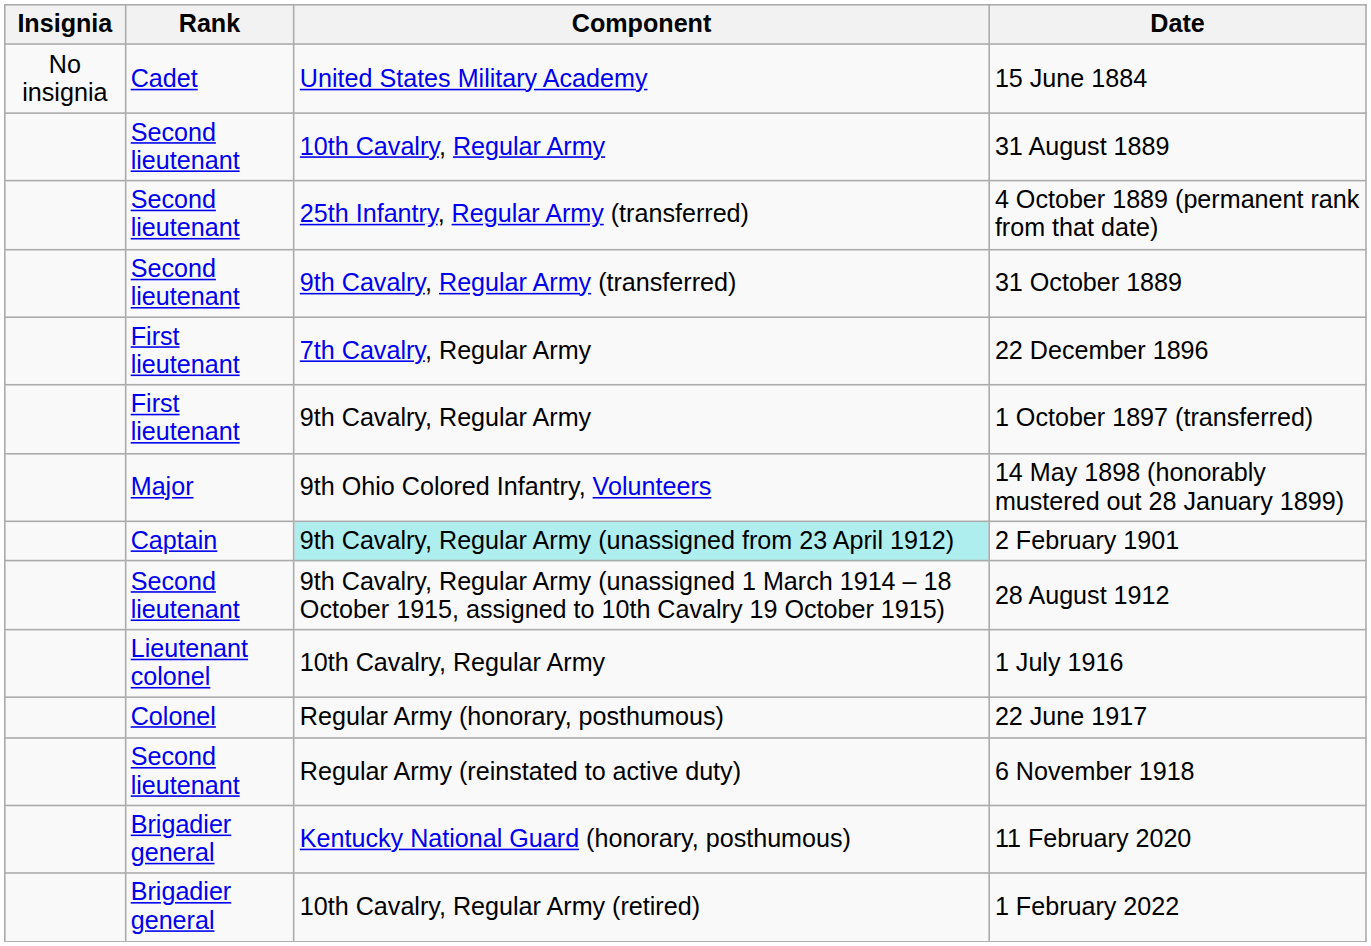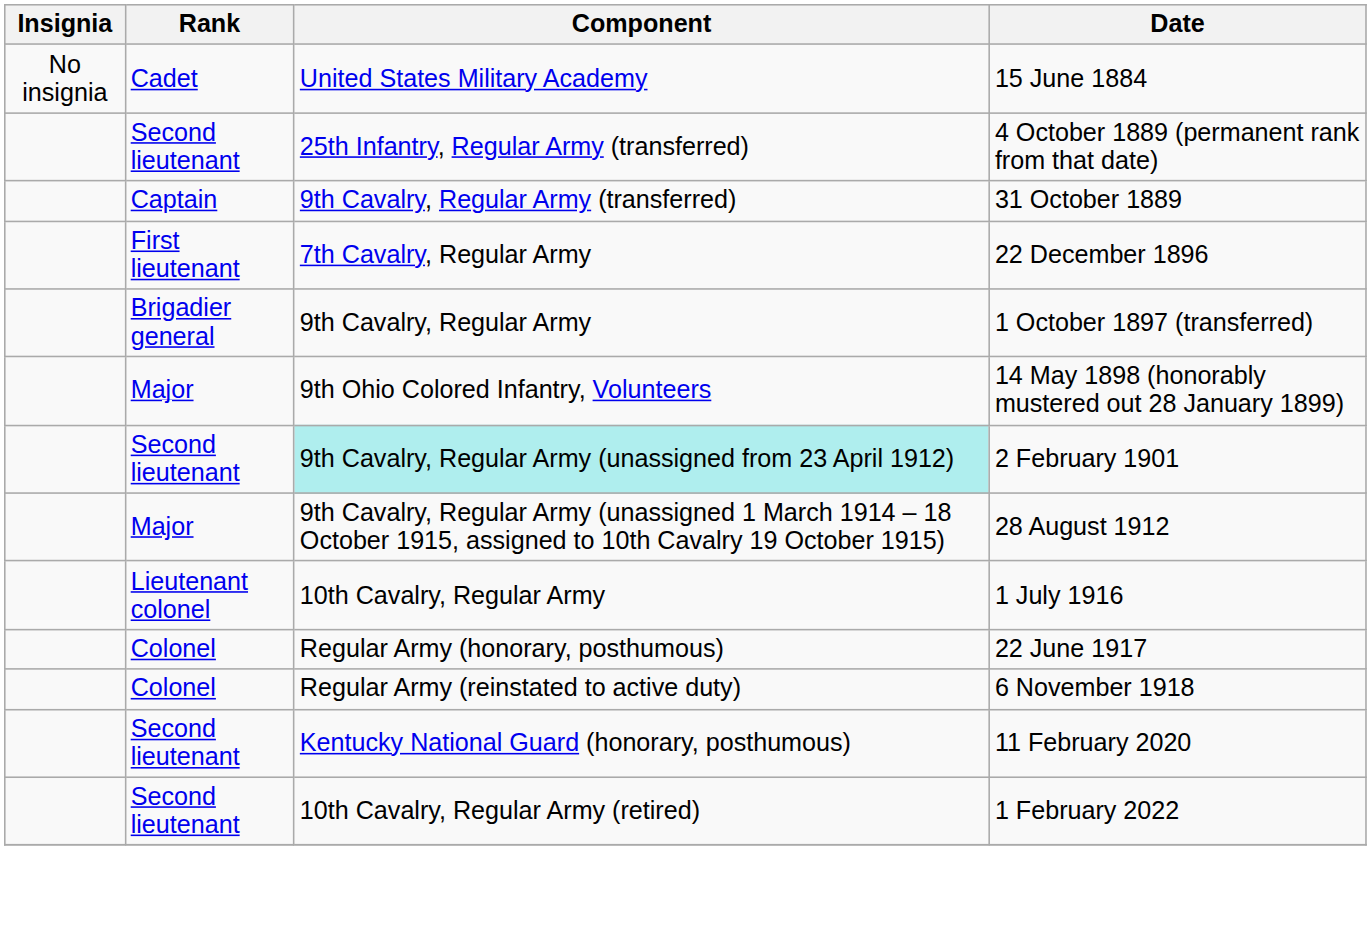- row: (1082, 146)
(185, 282) Second lieutenant -> (174, 200) Captain
(185, 418) First lieutenant -> (181, 322) Brigadier general
(174, 540) Captain -> (185, 458) Second lieutenant
(185, 594) Second lieutenant -> (162, 526) Major
(185, 770) Second lieutenant -> (173, 688) Colonel
(181, 839) Brigadier general -> (185, 742) Second lieutenant
(181, 907) Brigadier general -> (185, 810) Second lieutenant
